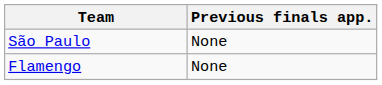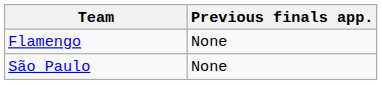rows swapped: (49, 42) <-> (45, 67)
